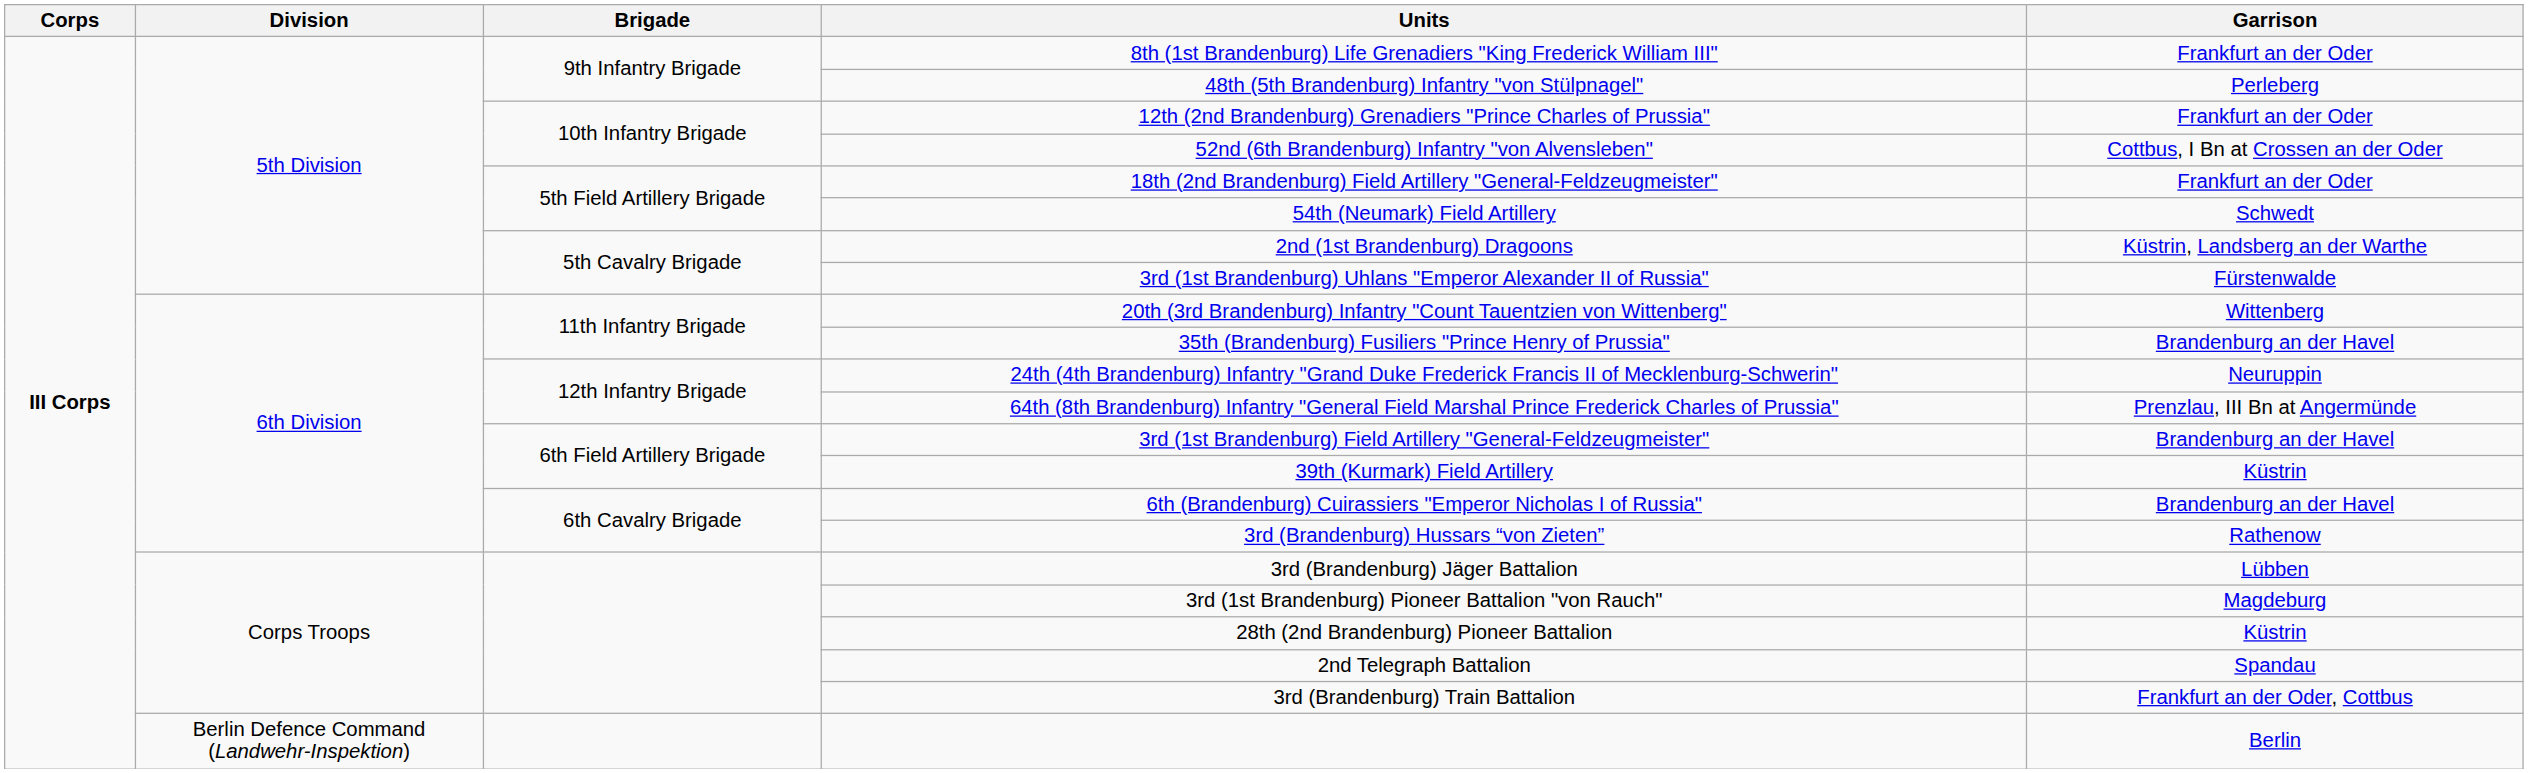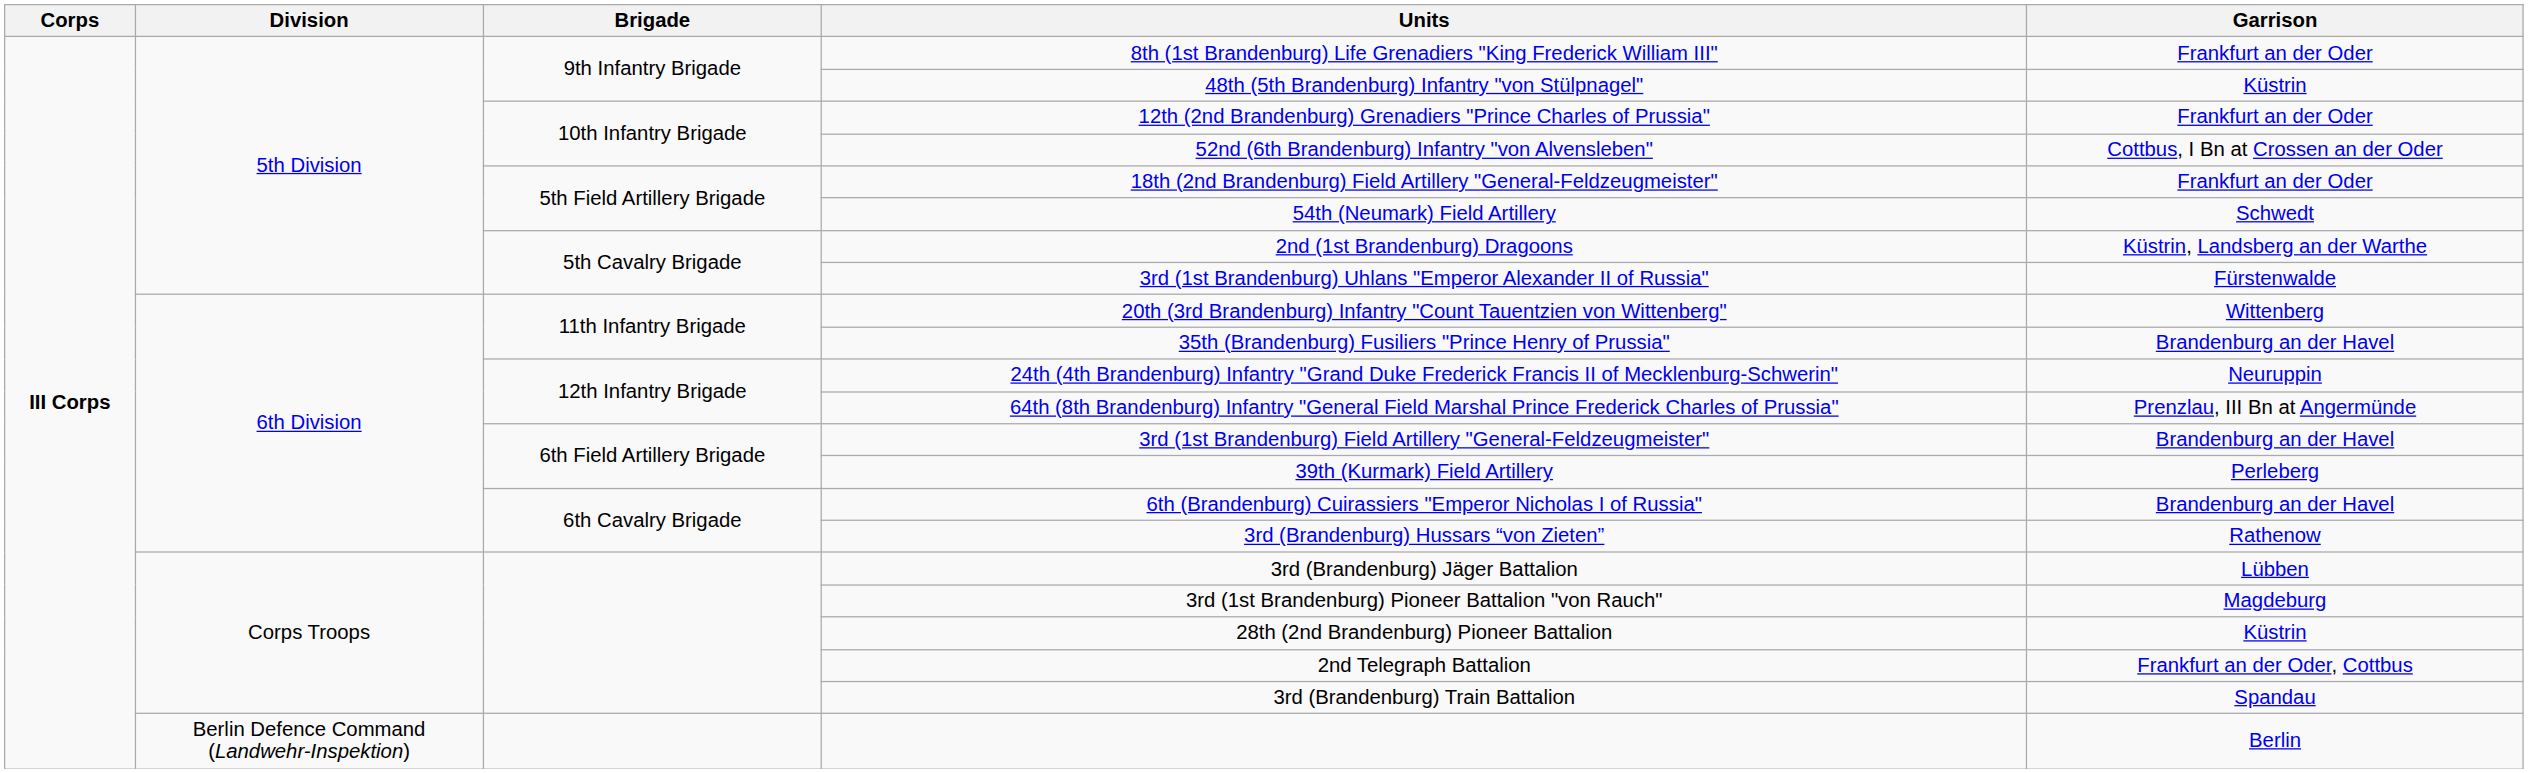(2275, 85) Perleberg -> (2275, 85) Küstrin
(2275, 471) Küstrin -> (2275, 471) Perleberg
(2275, 665) Spandau -> (2275, 665) Frankfurt an der Oder, Cottbus
(2275, 697) Frankfurt an der Oder, Cottbus -> (2275, 697) Spandau
